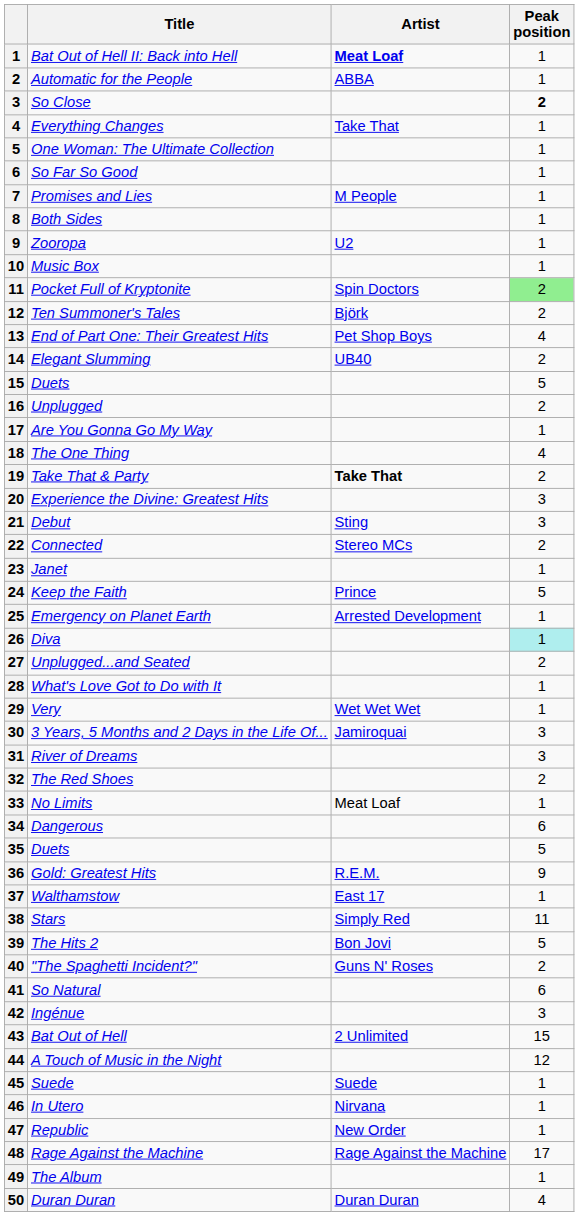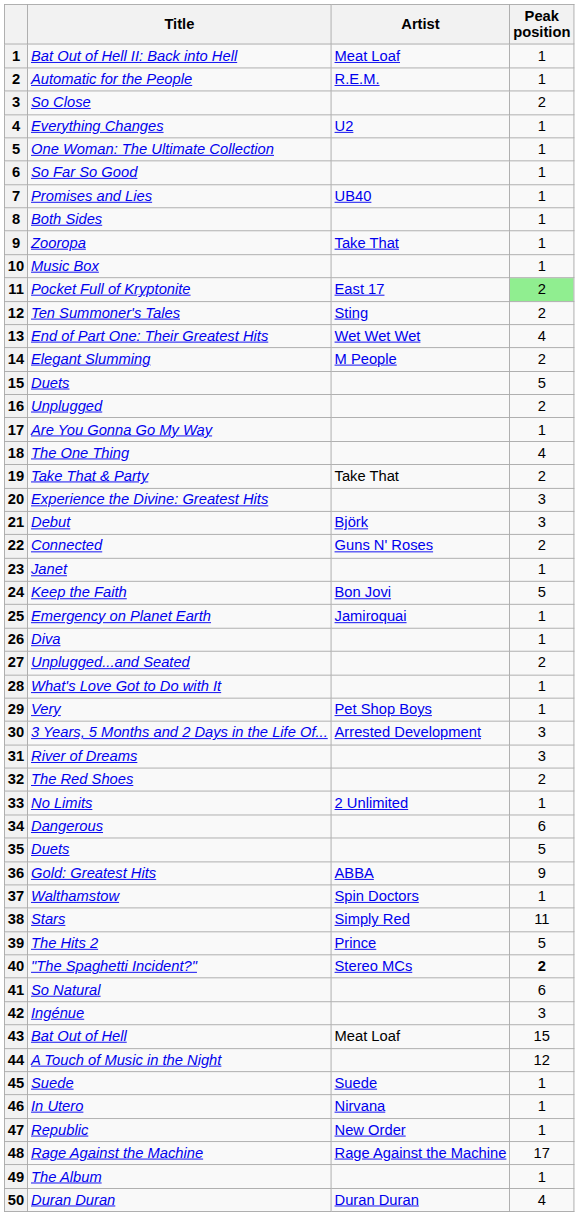(369, 56) bold -> (367, 56) normal
(354, 79) ABBA -> (357, 79) R.E.M.
(542, 102) bold -> (542, 102) normal
(367, 126) Take That -> (344, 126) U2
(366, 196) M People -> (353, 196) UB40
(344, 242) U2 -> (367, 242) Take That
(377, 289) Spin Doctors -> (360, 289) East 17
(351, 312) Björk -> (351, 312) Sting
(383, 336) Pet Shop Boys -> (377, 336) Wet Wet Wet
(353, 359) UB40 -> (366, 359) M People
(368, 476) bold -> (367, 476) normal
(351, 522) Sting -> (351, 522) Björk
(373, 546) Stereo MCs -> (384, 546) Guns N' Roses
(355, 593) Prince -> (363, 593) Bon Jovi
(408, 616) Arrested Development -> (371, 616) Jamiroquai
(542, 639) paleturquoise background -> (542, 639) no background
(377, 709) Wet Wet Wet -> (383, 709) Pet Shop Boys
(371, 733) Jamiroquai -> (408, 733) Arrested Development
(367, 803) Meat Loaf -> (371, 803) 2 Unlimited
(357, 873) R.E.M. -> (354, 873) ABBA
(360, 896) East 17 -> (377, 896) Spin Doctors
(363, 943) Bon Jovi -> (355, 943) Prince
(384, 966) Guns N' Roses -> (373, 966) Stereo MCs
(542, 966) normal -> (542, 966) bold
(371, 1036) 2 Unlimited -> (367, 1036) Meat Loaf
